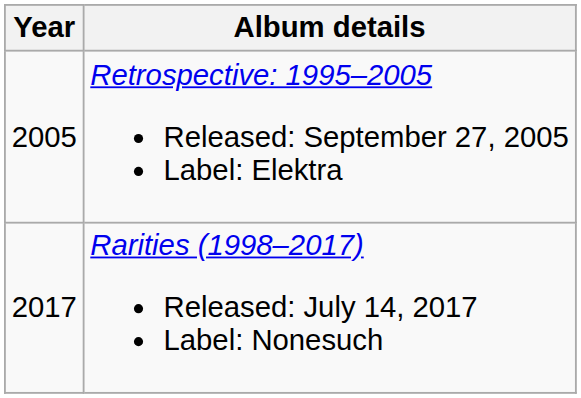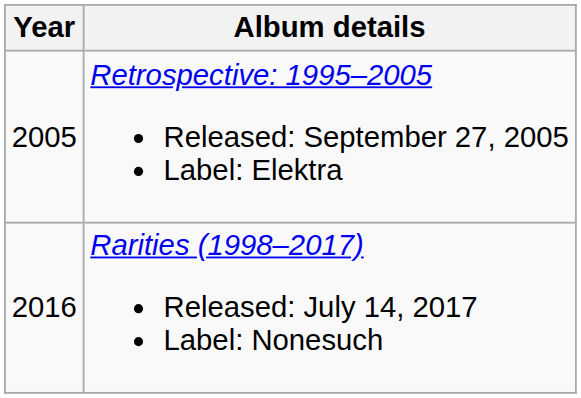(44, 307) 2017 -> (44, 307) 2016
